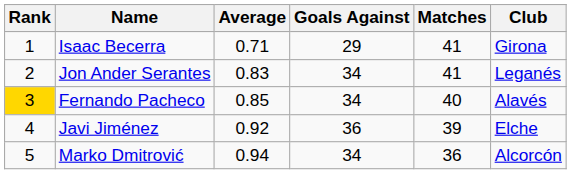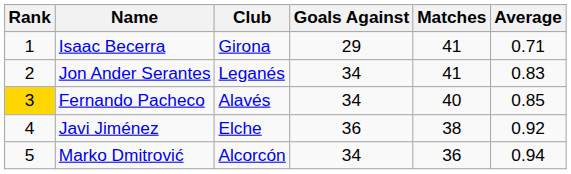columns swapped: (528, 18) <-> (252, 18)
(452, 127) 39 -> (452, 127) 38
